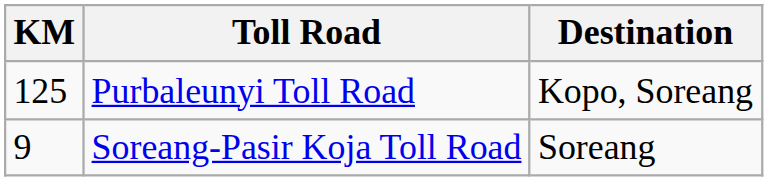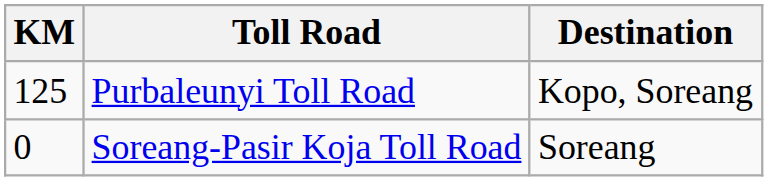(22, 146) 9 -> (22, 146) 0
